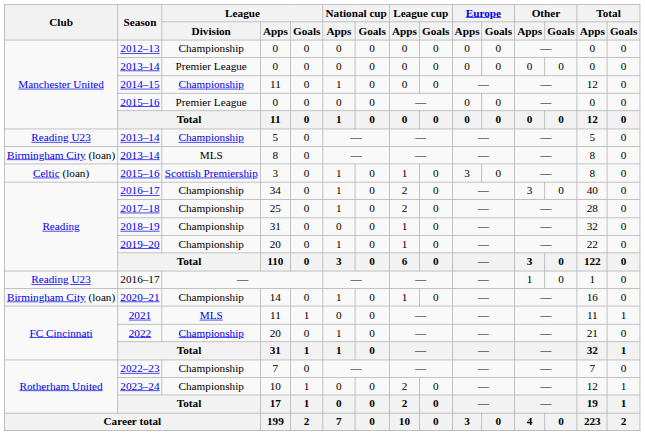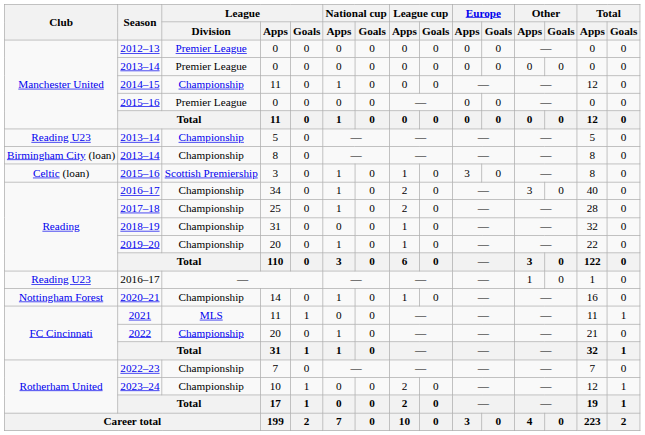(211, 48) Championship -> (211, 48) Premier League
(211, 155) MLS -> (211, 155) Championship
(61, 297) Birmingham City (loan) -> (61, 297) Nottingham Forest
